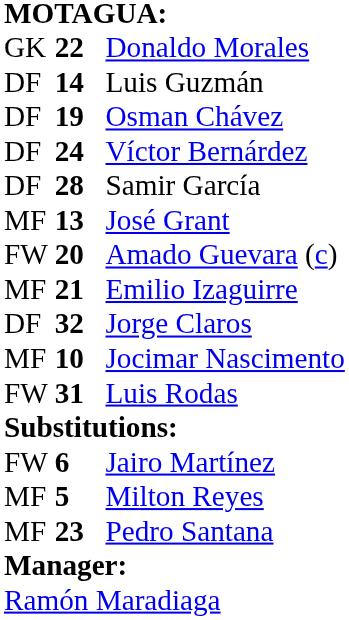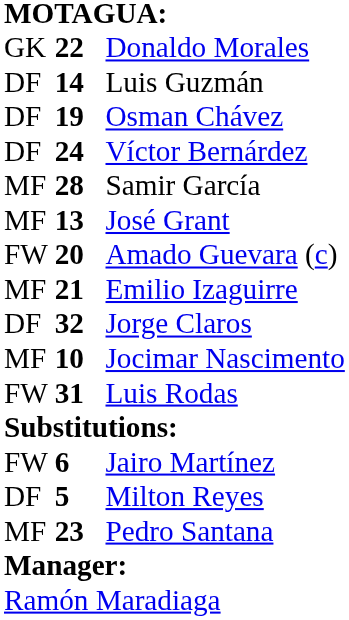(23, 185) DF -> (25, 185) MF
(25, 496) MF -> (23, 496) DF
